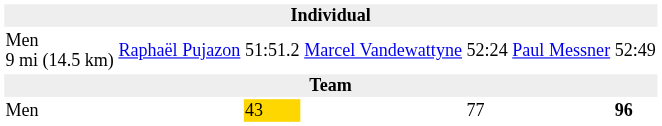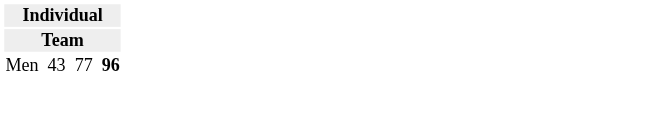- row: (60, 50)
(254, 110) gold background -> (57, 65) no background
